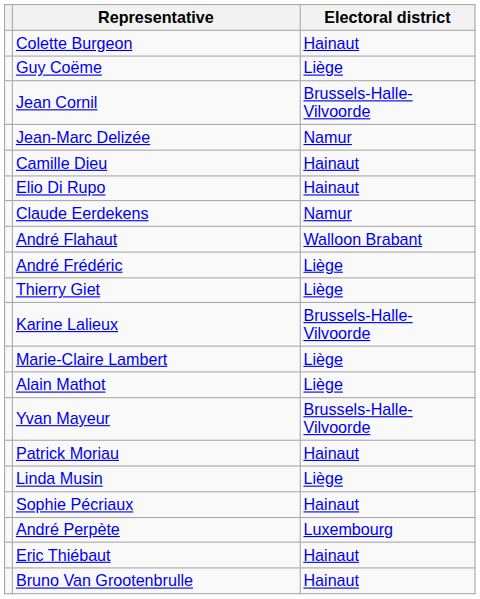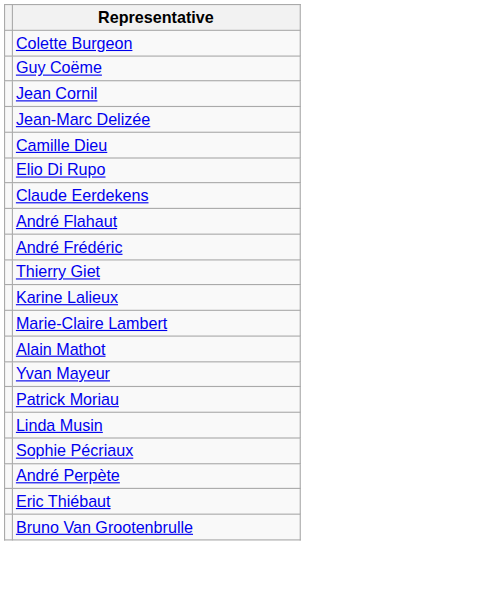- column: (387, 18)
